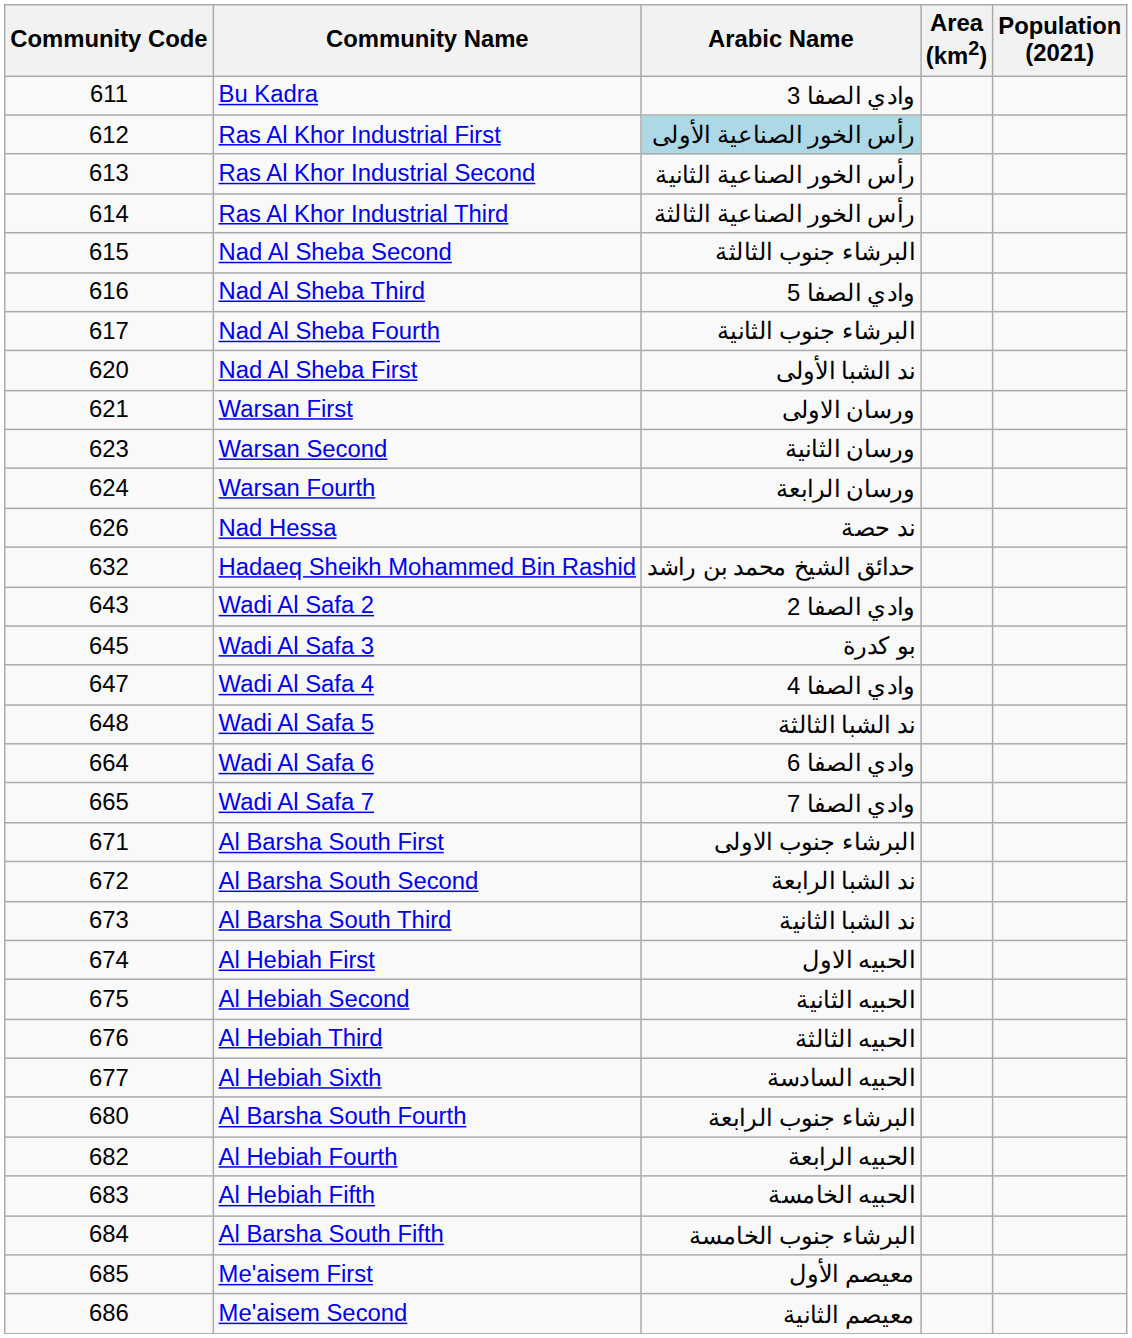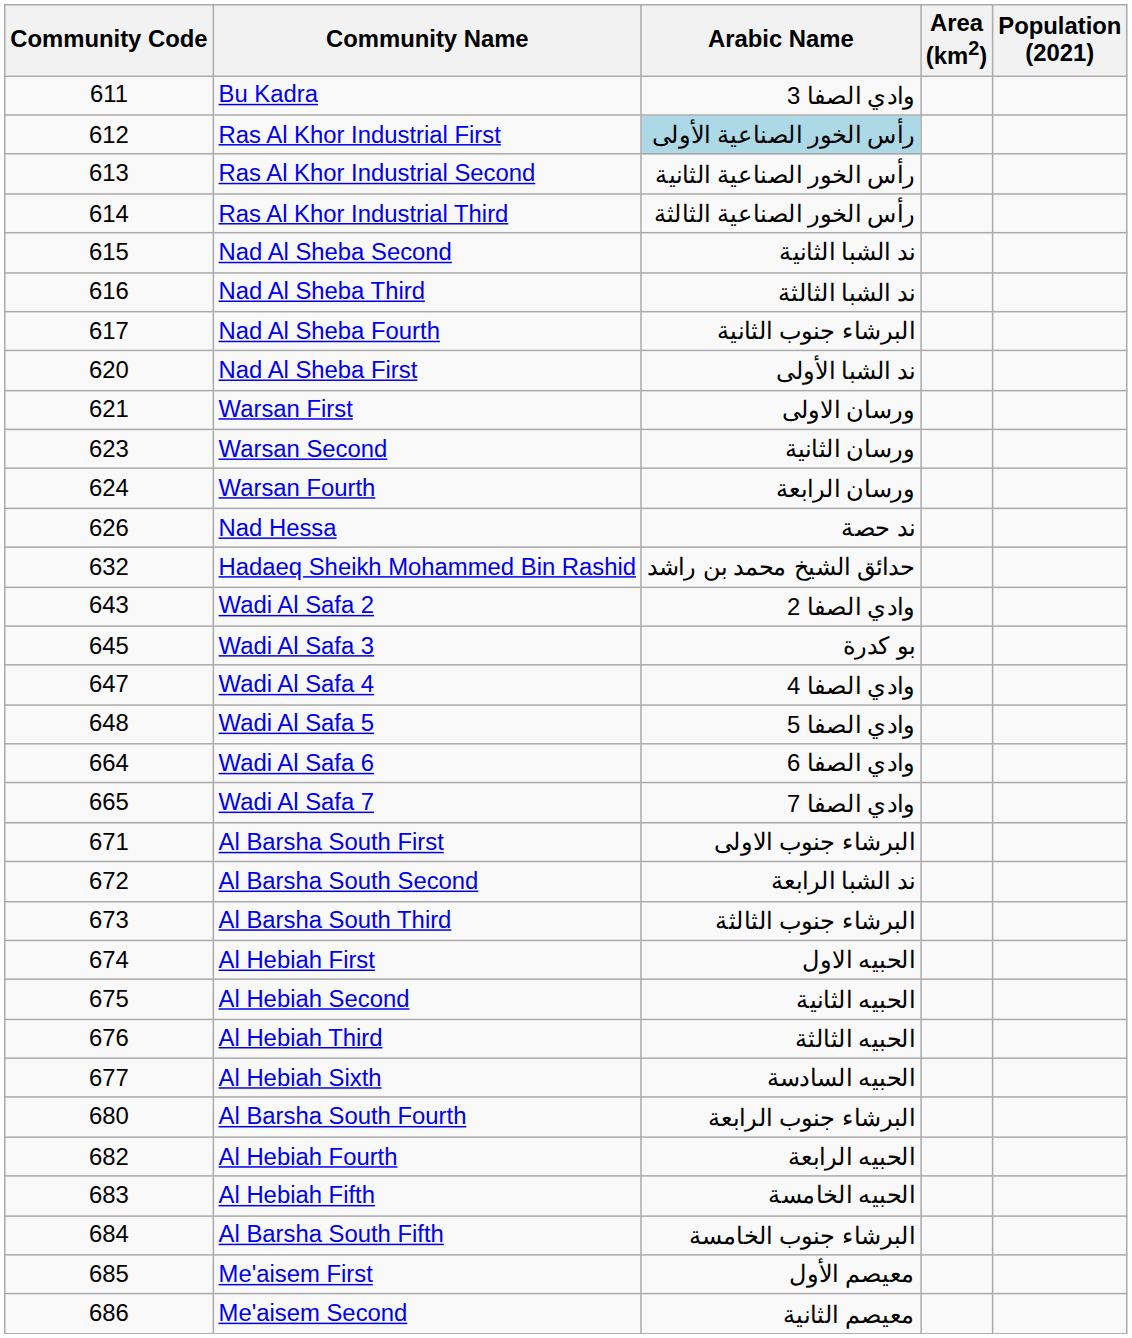(815, 253) البرشاء جنوب الثالثة -> (847, 253) ند الشبا الثانية
(851, 292) وادي الصفا 5 -> (846, 292) ند الشبا الثالثة
(846, 724) ند الشبا الثالثة -> (851, 724) وادي الصفا 5
(847, 921) ند الشبا الثانية -> (815, 921) البرشاء جنوب الثالثة
